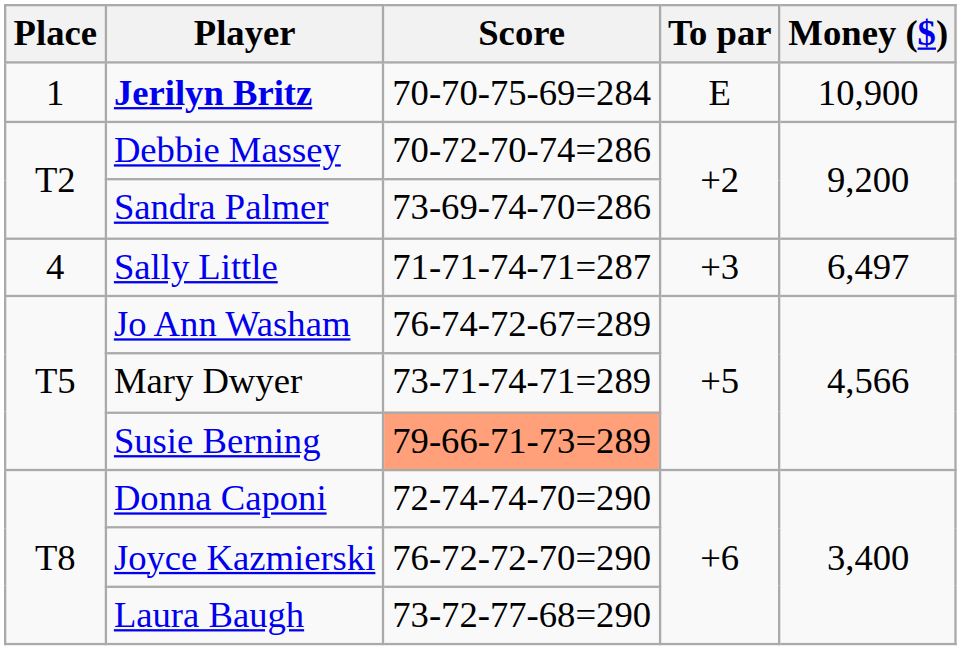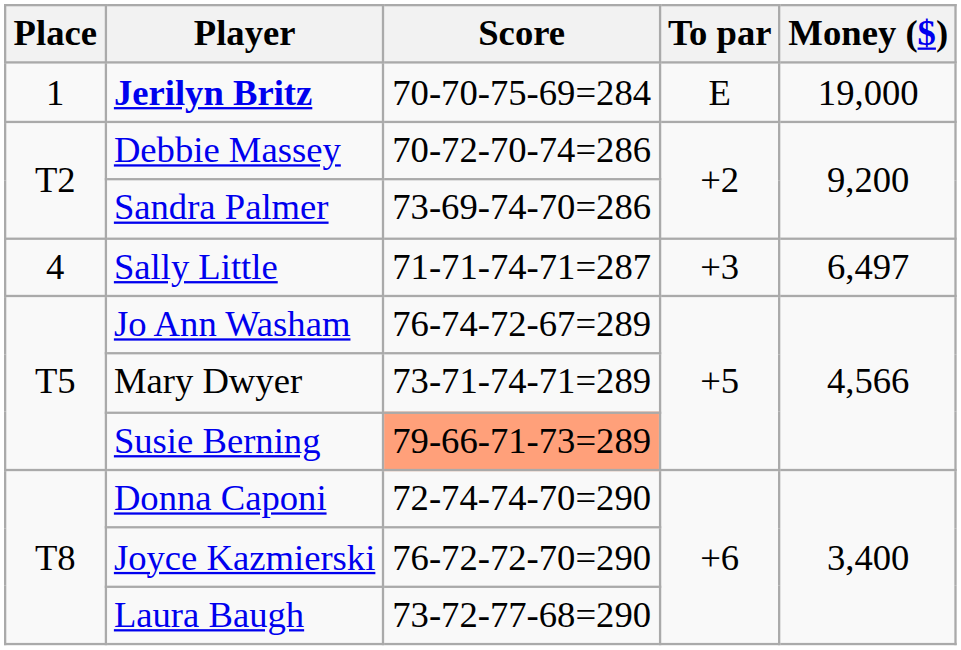(868, 91) 10,900 -> (868, 91) 19,000
